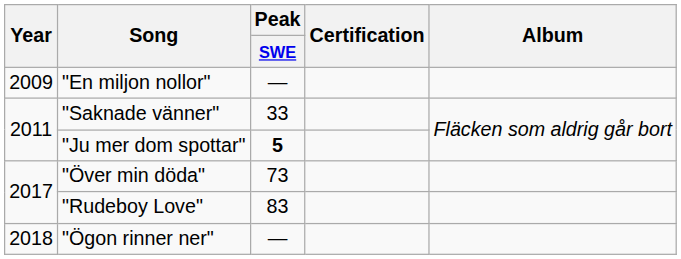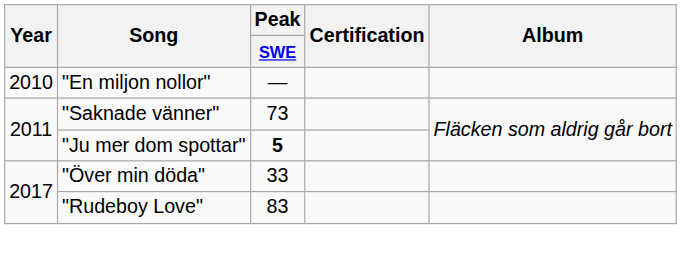(31, 82) 2009 -> (31, 82) 2010
(278, 113) 33 -> (278, 113) 73
(278, 176) 73 -> (278, 176) 33
- row: (138, 238)
